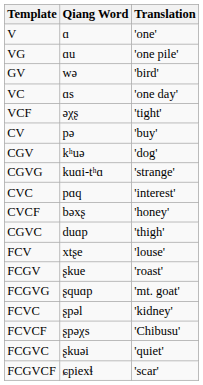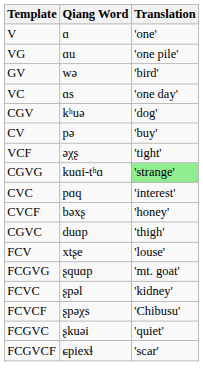rows swapped: (19, 113) <-> (20, 152)
(155, 172) no background -> (155, 172) lightgreen background
- row: (24, 271)
